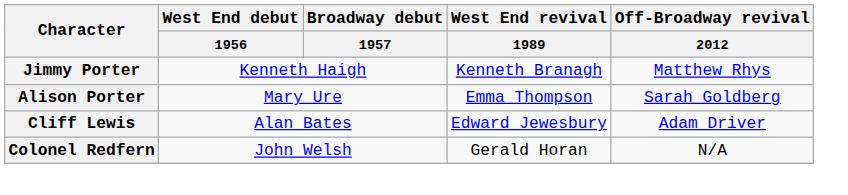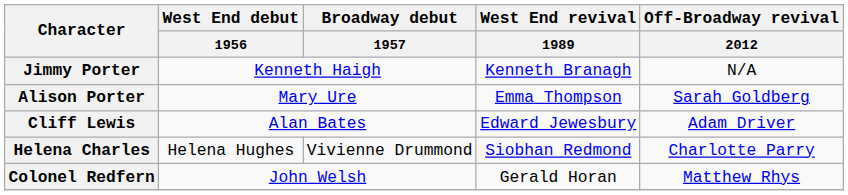(712, 71) Matthew Rhys -> (742, 71) N/A
+ row: (82, 150)
(712, 150) N/A -> (742, 177) Matthew Rhys
